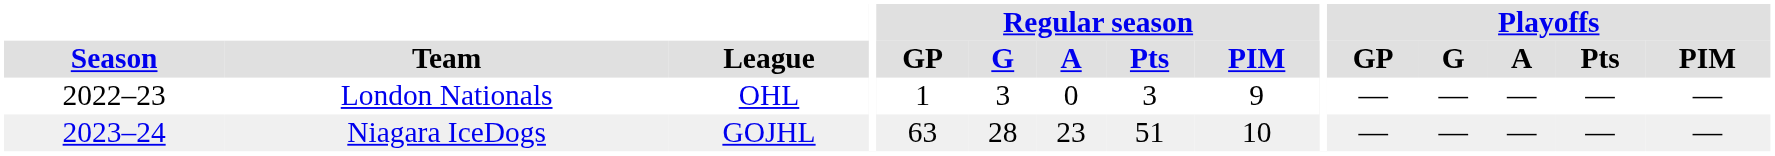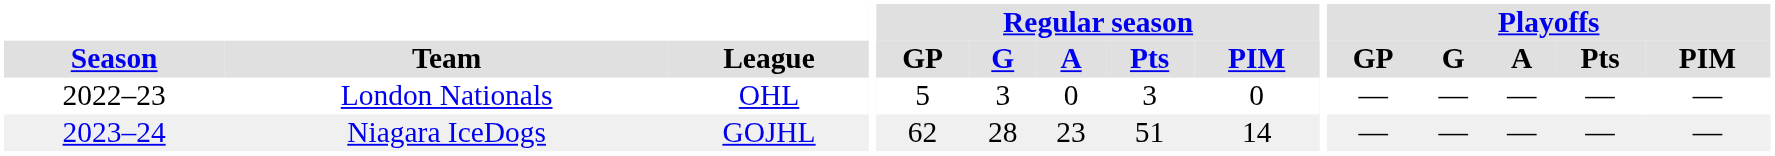(923, 95) 1 -> (923, 95) 5
(1257, 95) 9 -> (1257, 95) 0
(923, 132) 63 -> (923, 132) 62
(1257, 132) 10 -> (1257, 132) 14
